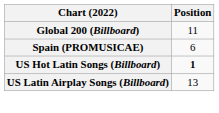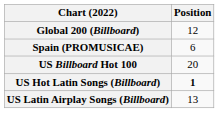(193, 30) 11 -> (193, 30) 12
+ row: (88, 64)
